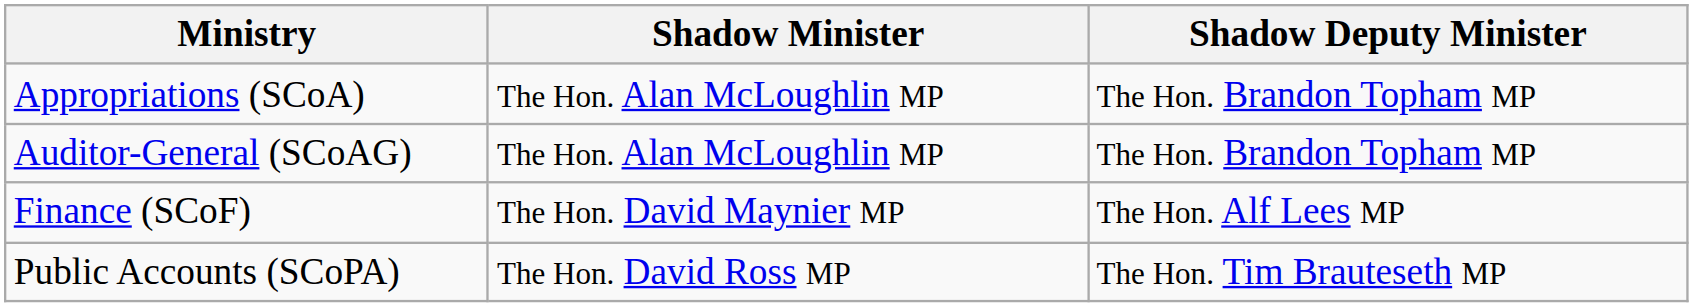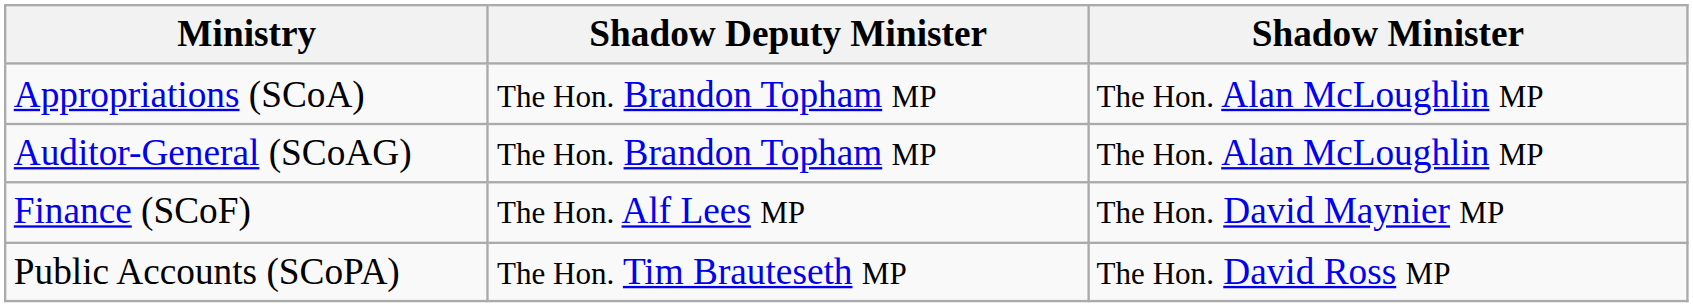columns swapped: (788, 34) <-> (1388, 34)
